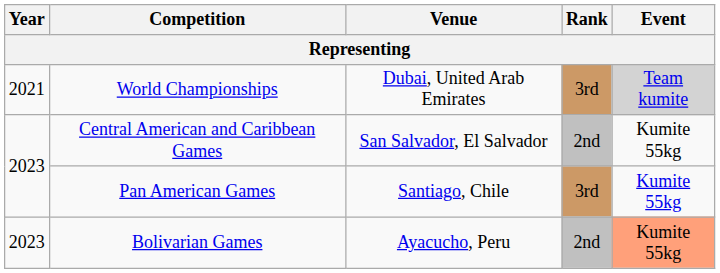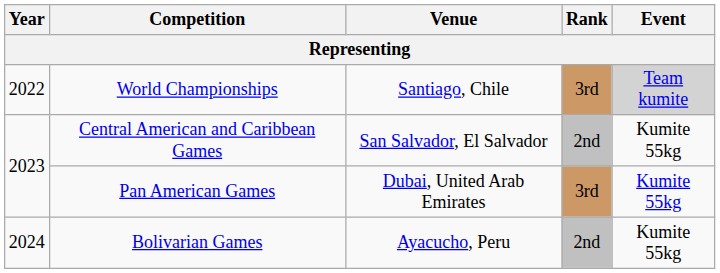(27, 89) 2021 -> (27, 89) 2022
(454, 89) Dubai, United Arab Emirates -> (454, 89) Santiago, Chile
(454, 191) Santiago, Chile -> (454, 191) Dubai, United Arab Emirates
(27, 242) 2023 -> (27, 242) 2024
(663, 242) lightsalmon background -> (663, 242) no background
